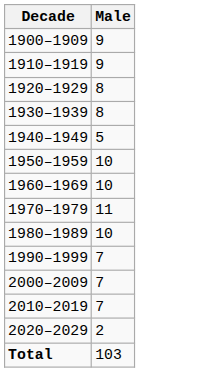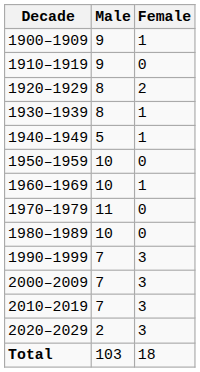+ column: (165, 17)
